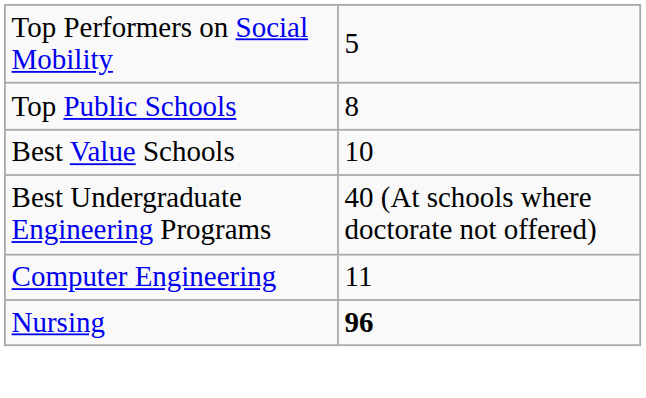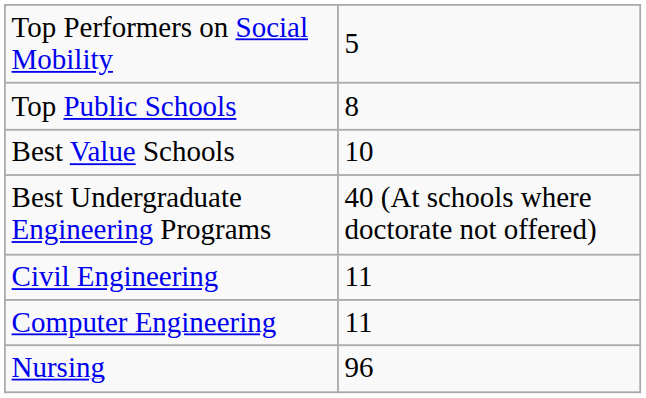+ row: (115, 276)
(359, 322) bold -> (359, 368) normal
